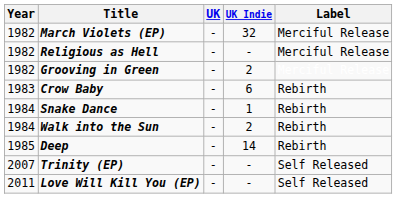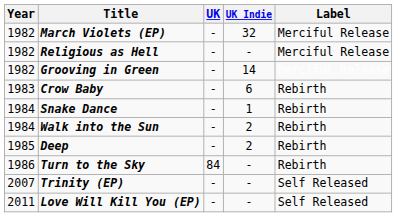(249, 70) 2 -> (249, 70) 14
(249, 146) 14 -> (249, 146) 2
+ row: (93, 165)
